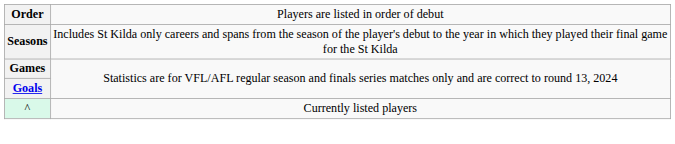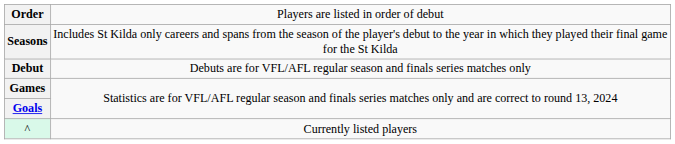+ row: (27, 69)
